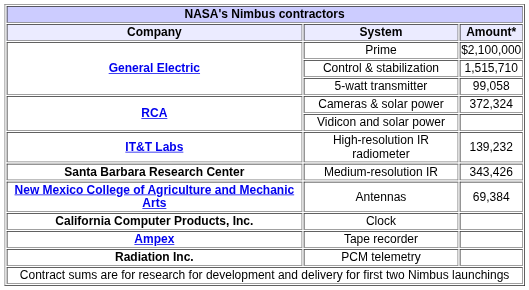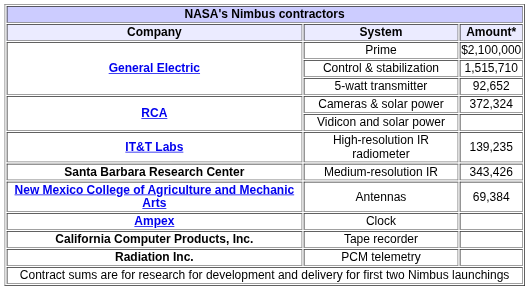(491, 86) 99,058 -> (491, 86) 92,652
(491, 147) 139,232 -> (491, 147) 139,235
(154, 221) California Computer Products, Inc. -> (154, 221) Ampex
(154, 239) Ampex -> (154, 239) California Computer Products, Inc.
